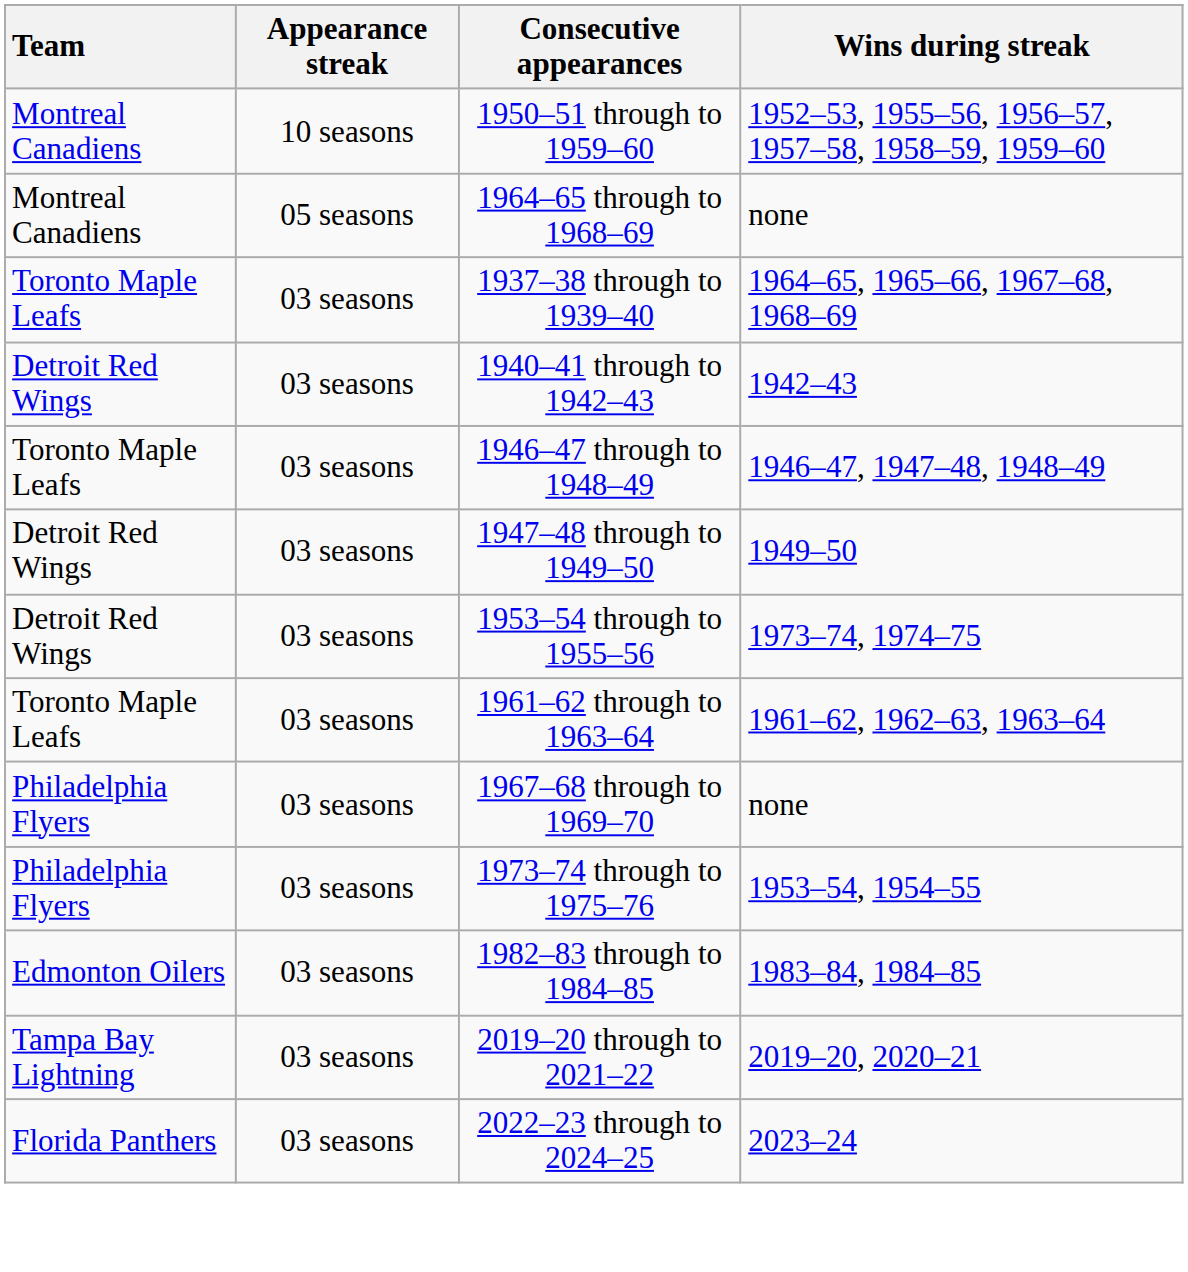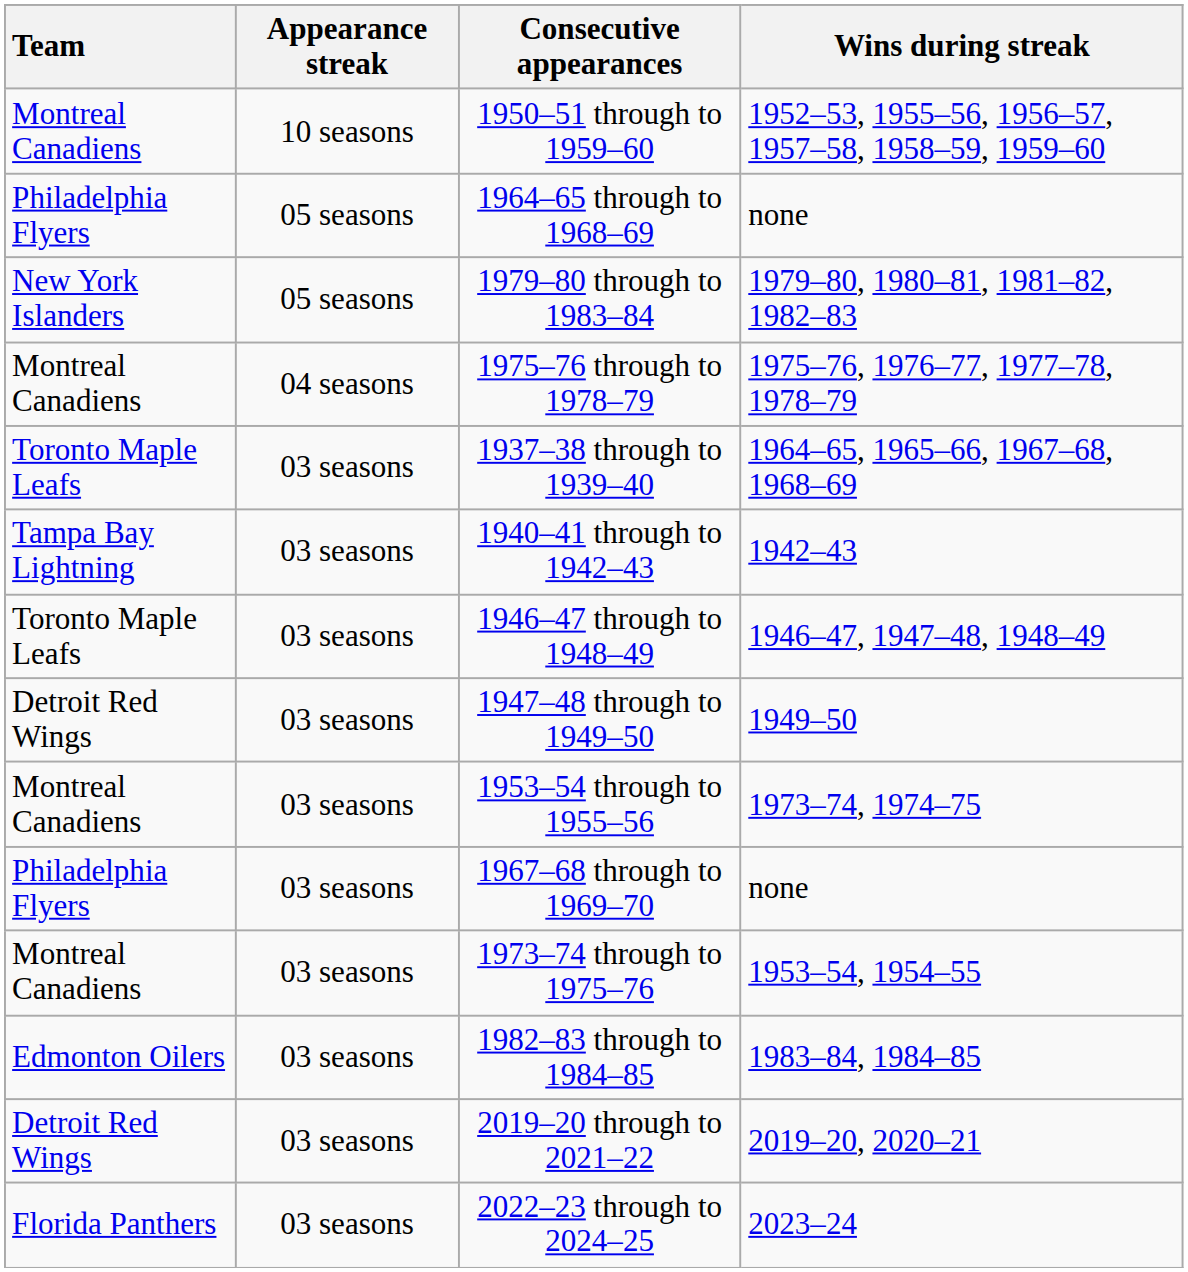(77, 214) Montreal Canadiens -> (90, 214) Philadelphia Flyers
+ row: (600, 299)
+ row: (600, 383)
(85, 383) Detroit Red Wings -> (83, 551) Tampa Bay Lightning
(85, 635) Detroit Red Wings -> (77, 803) Montreal Canadiens
- row: (600, 719)
(90, 888) Philadelphia Flyers -> (77, 972) Montreal Canadiens
(83, 1056) Tampa Bay Lightning -> (85, 1140) Detroit Red Wings
